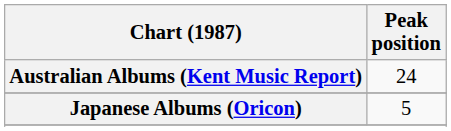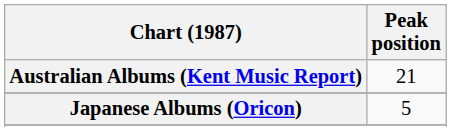(406, 76) 24 -> (406, 76) 21
